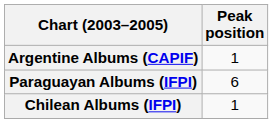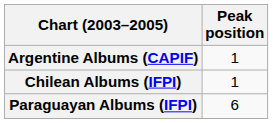rows swapped: (103, 105) <-> (103, 81)
